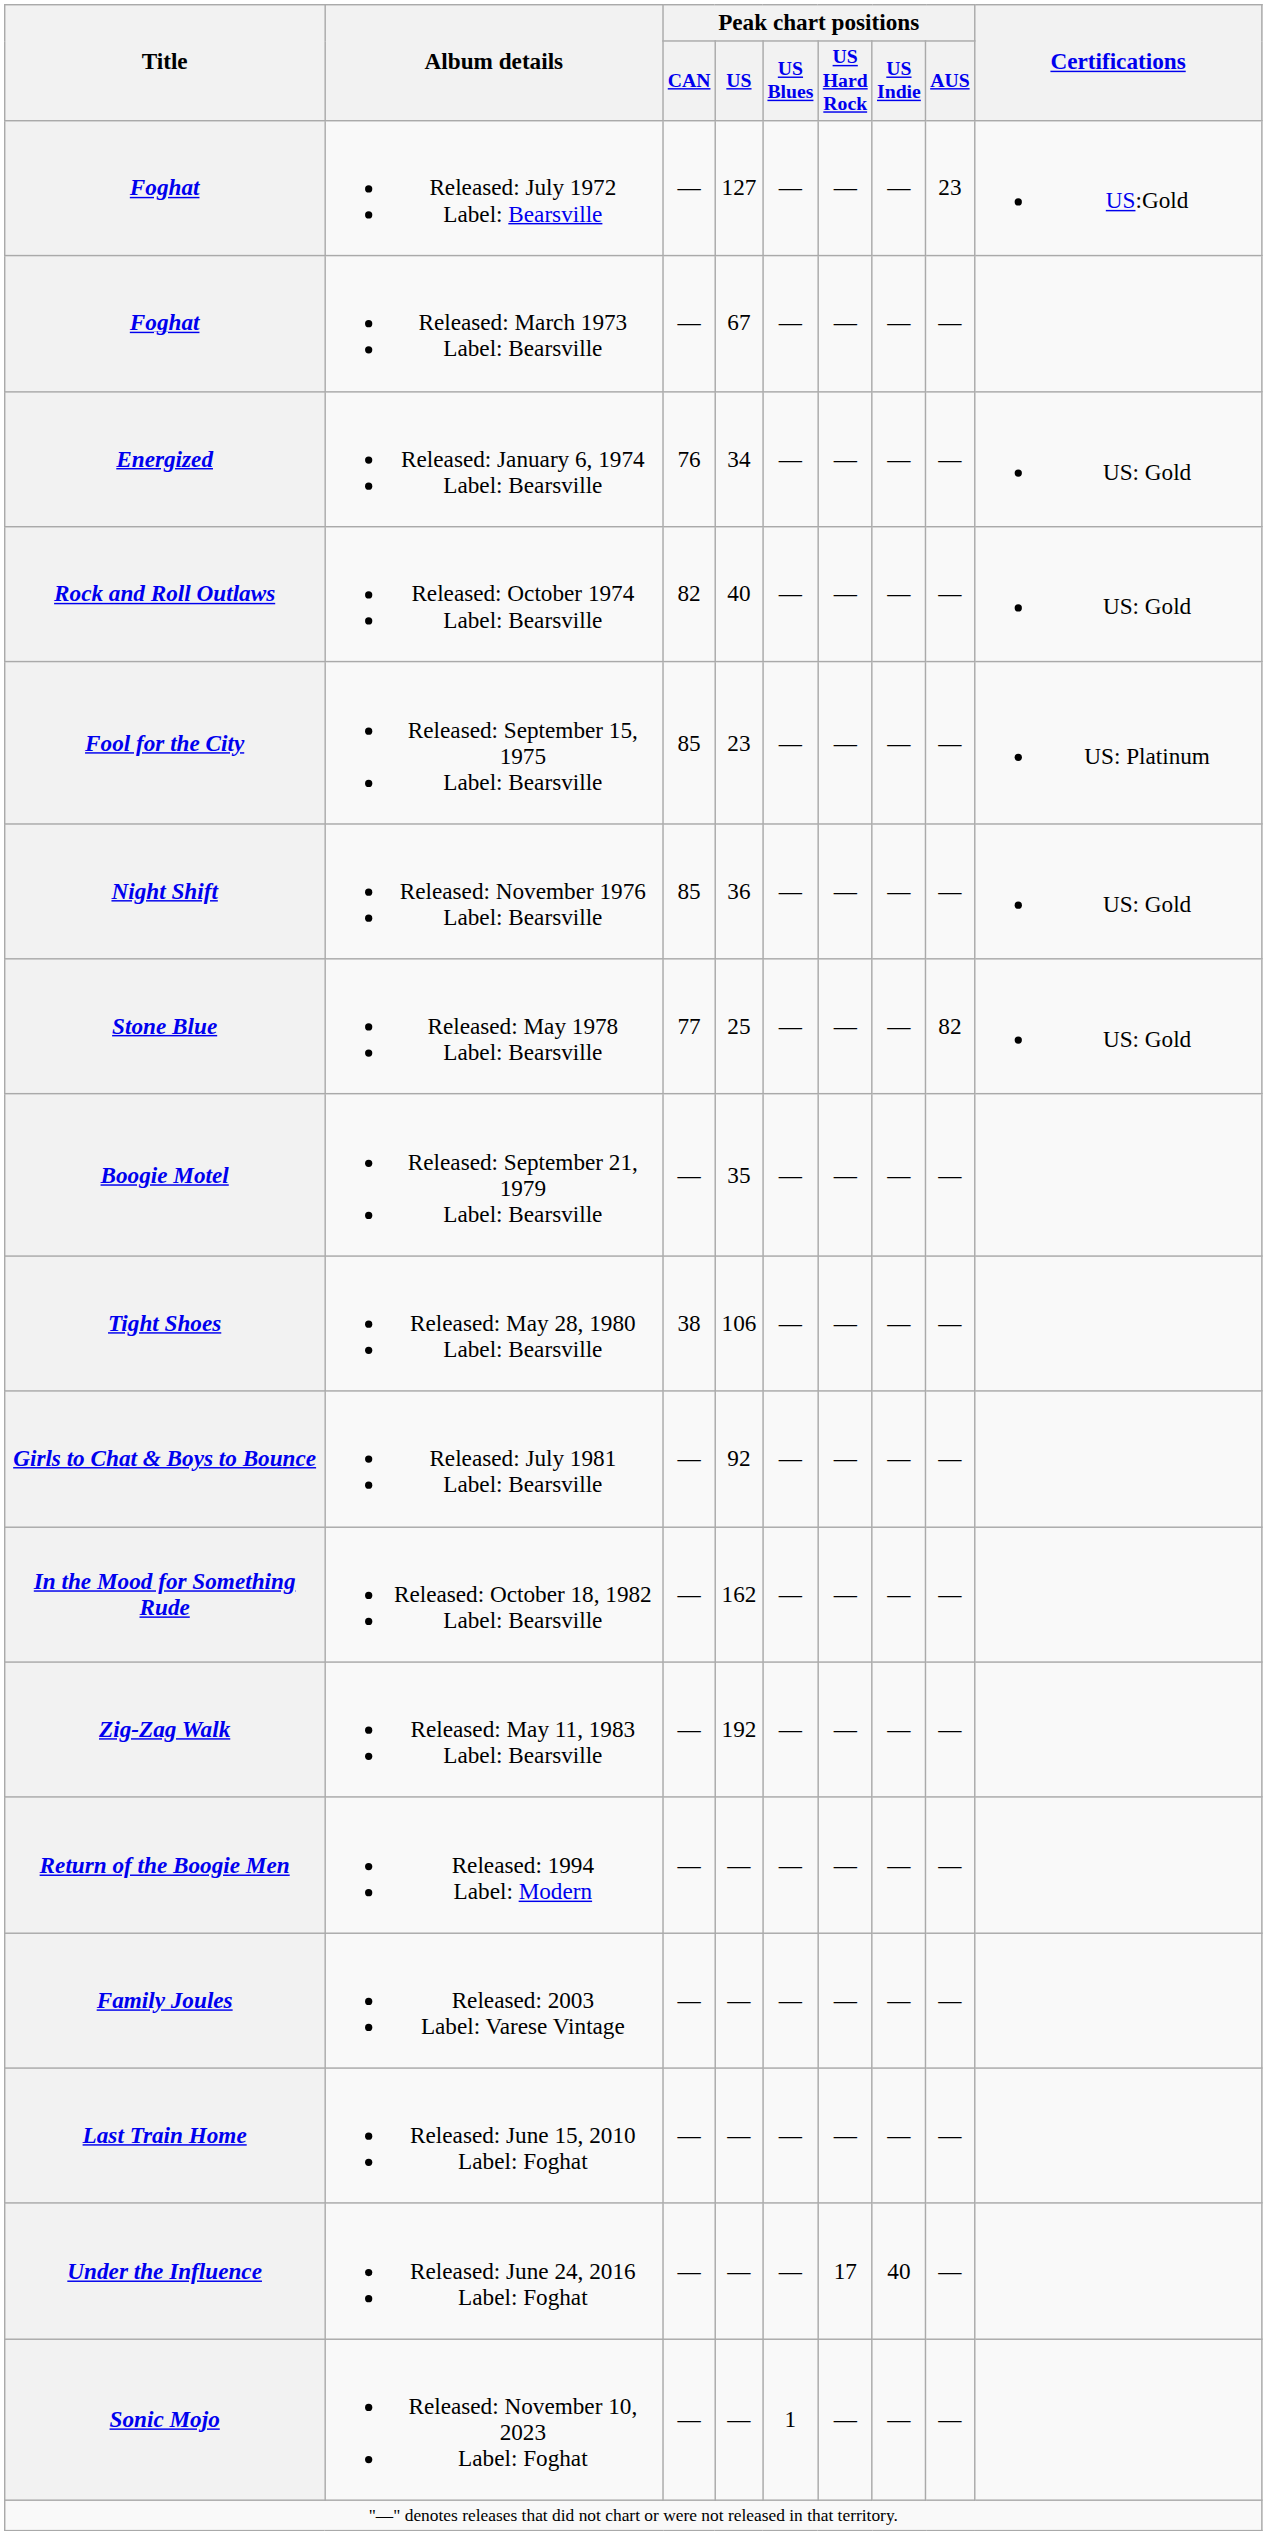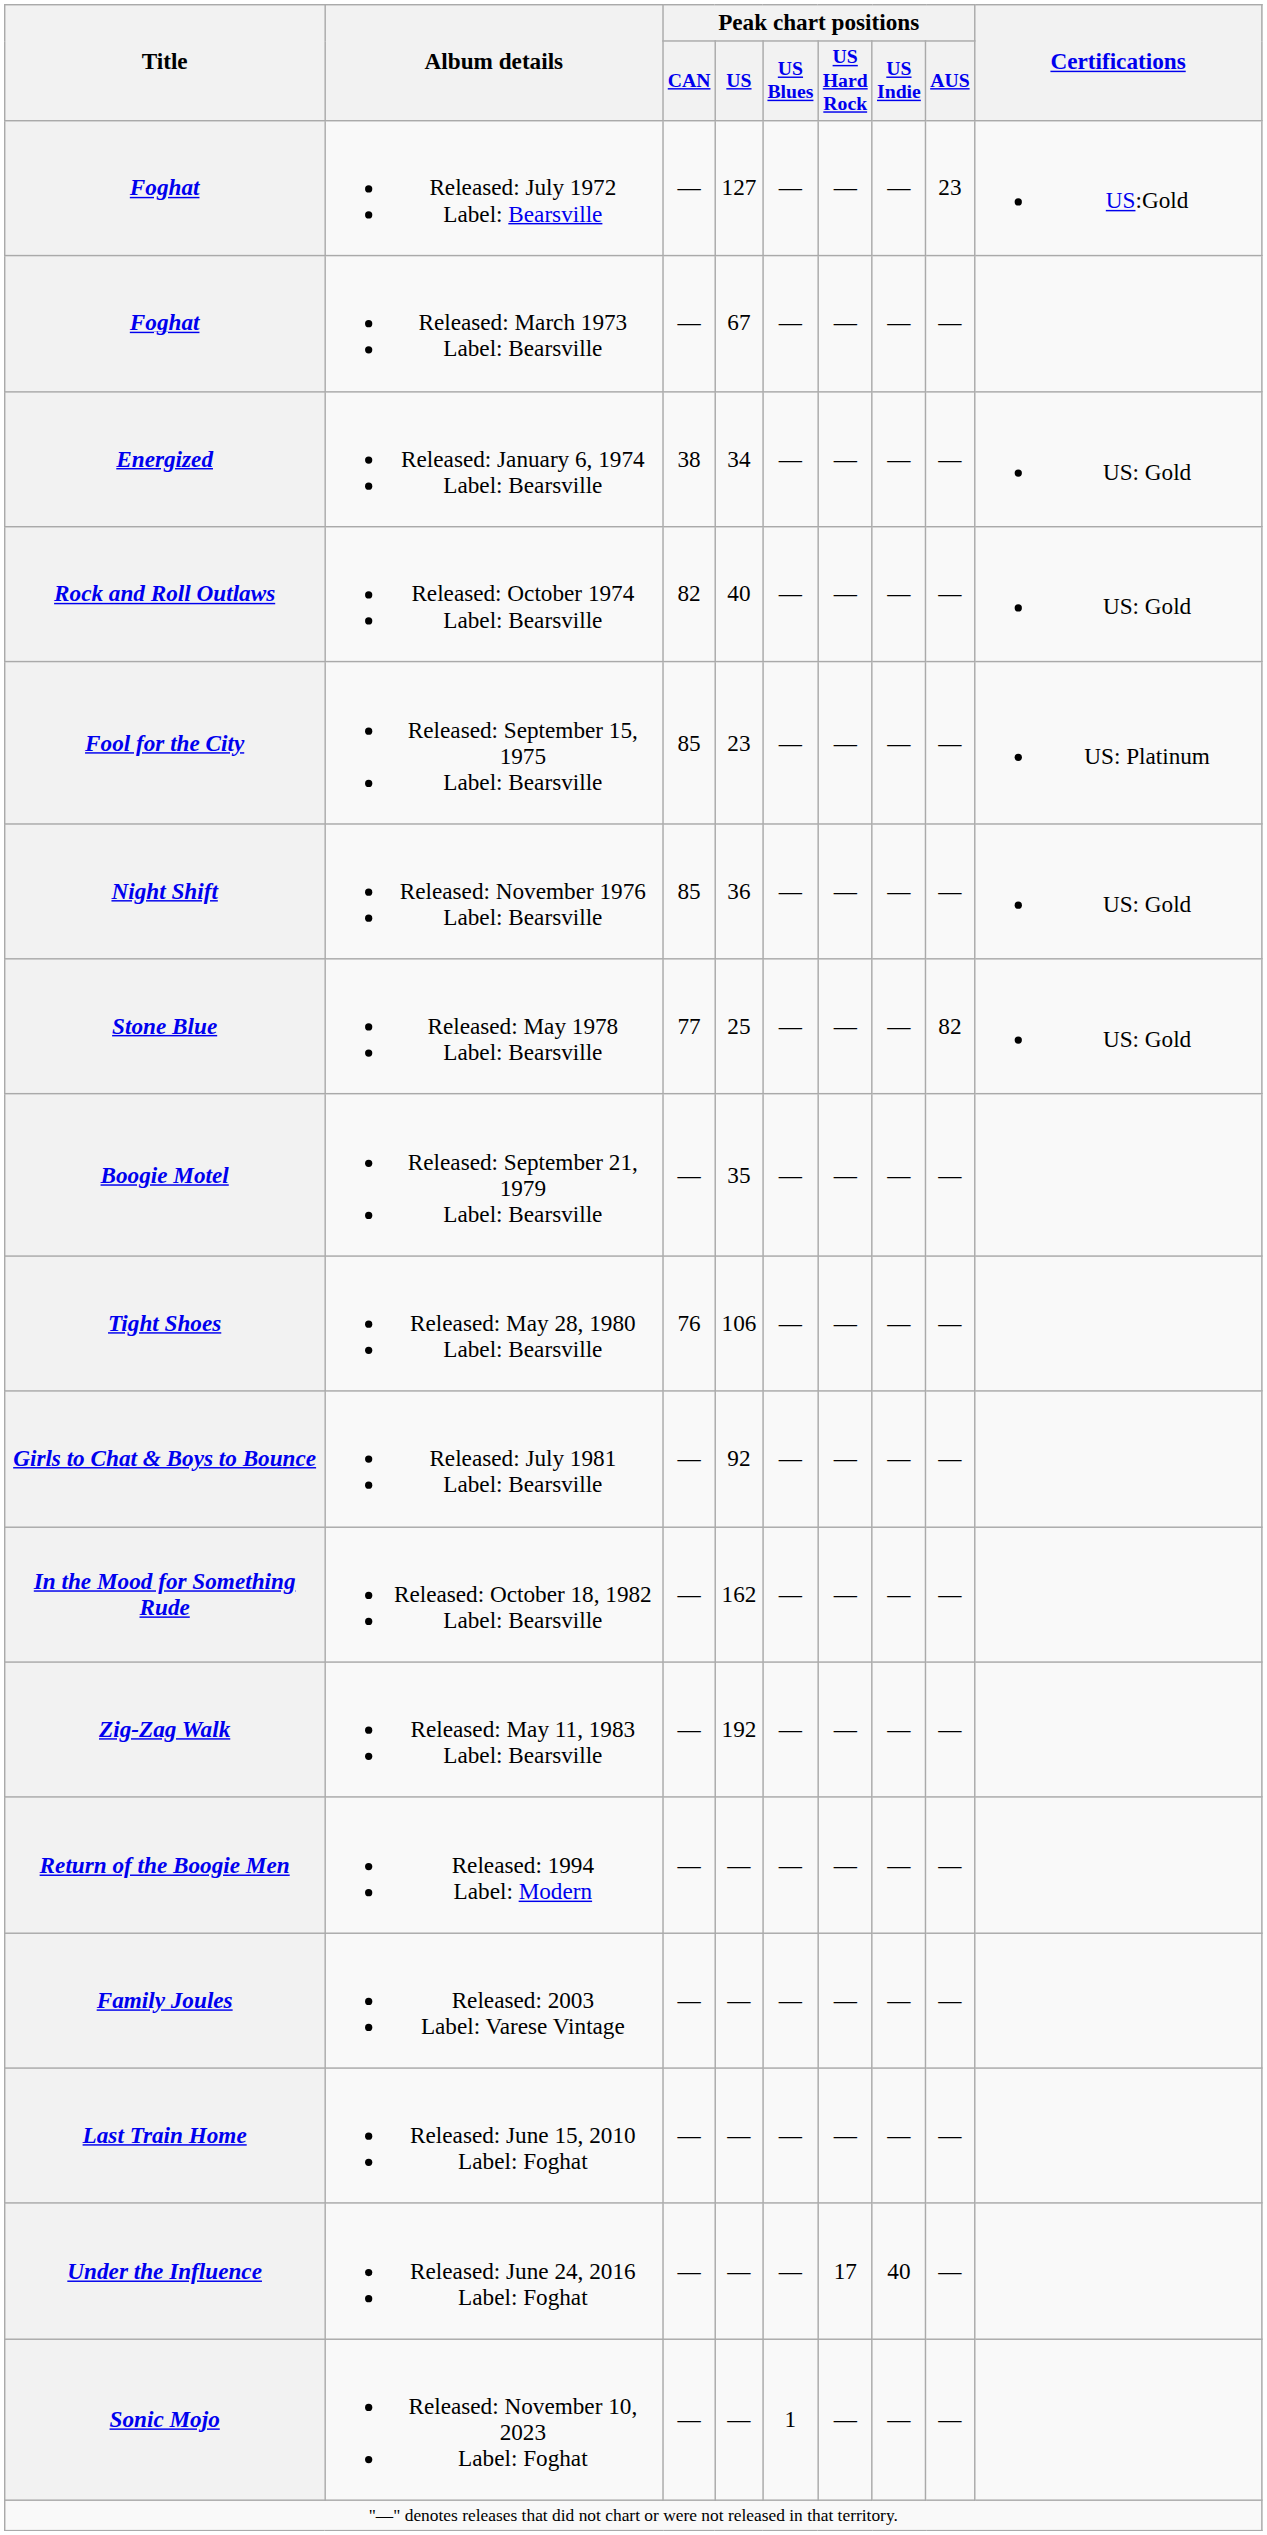(689, 458) 76 -> (689, 458) 38
(689, 1323) 38 -> (689, 1323) 76
